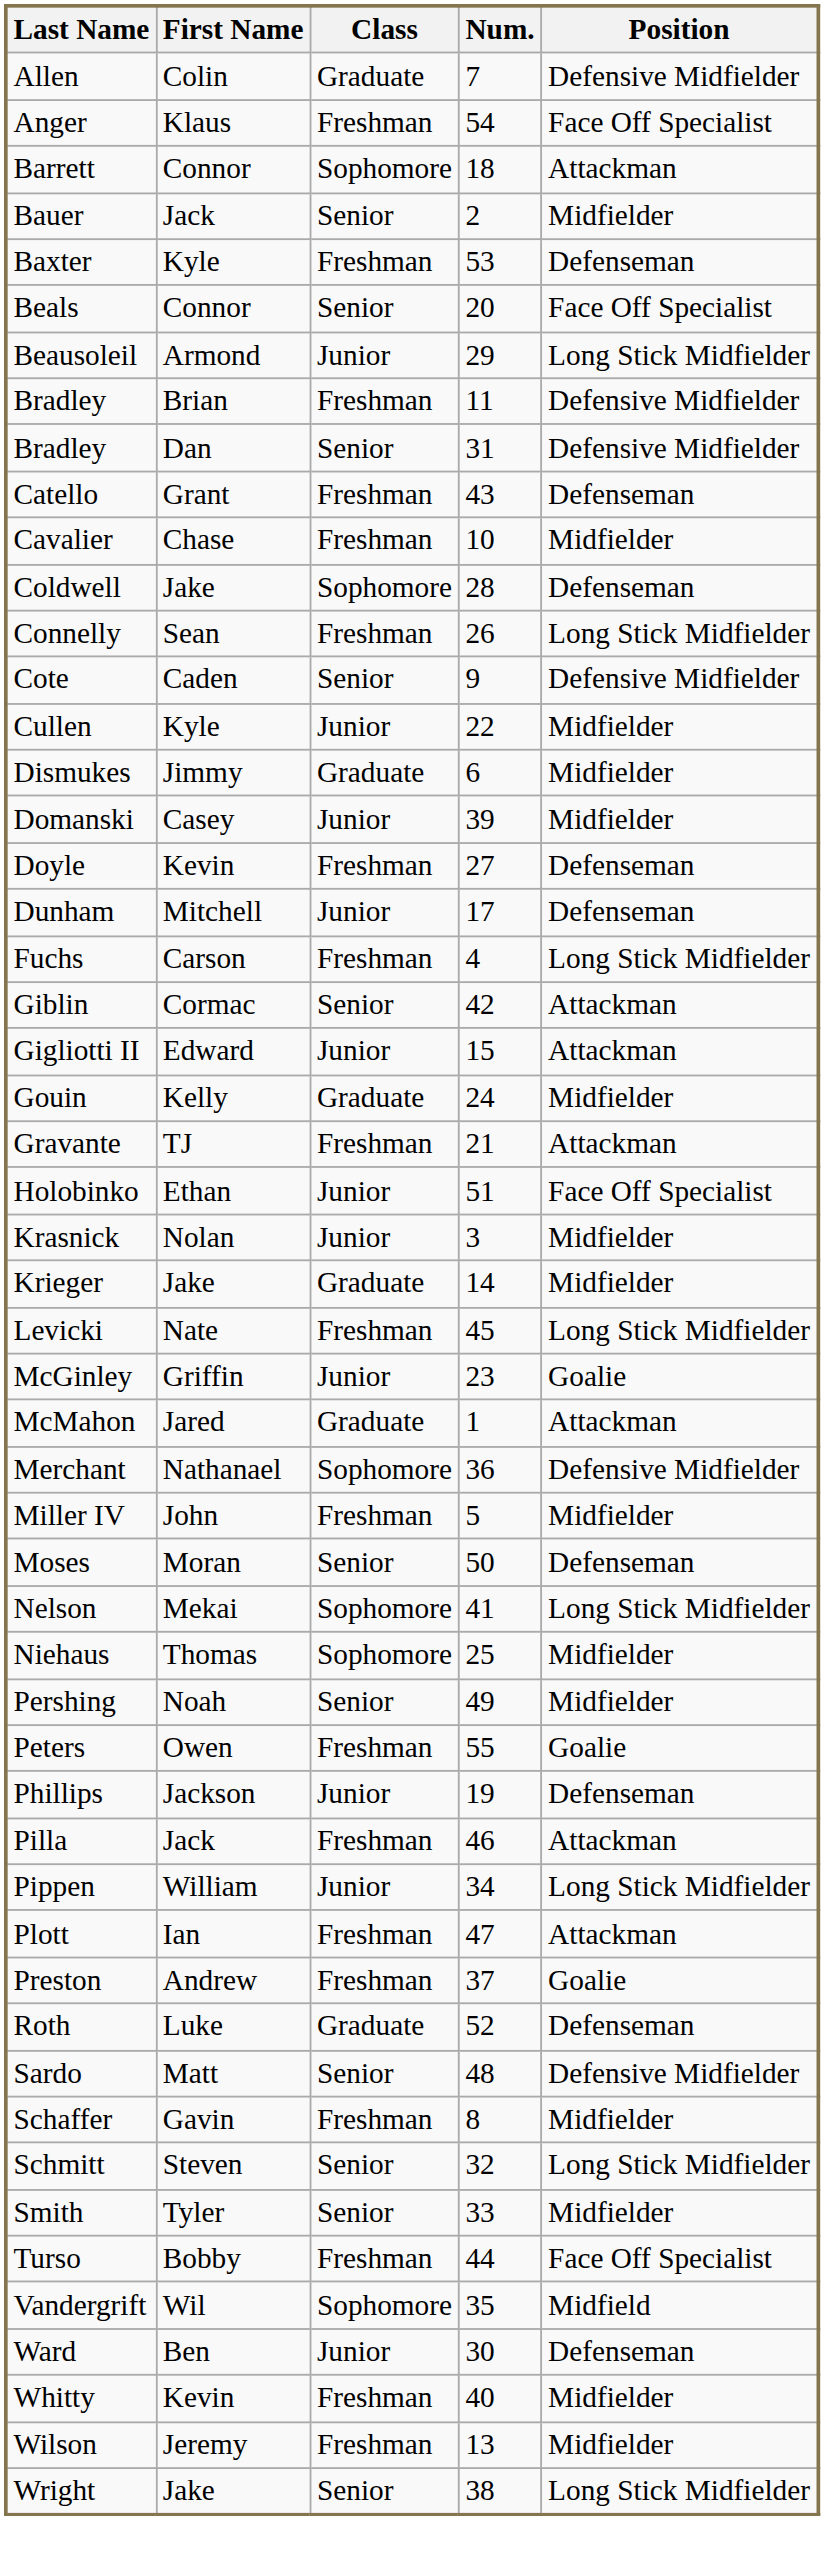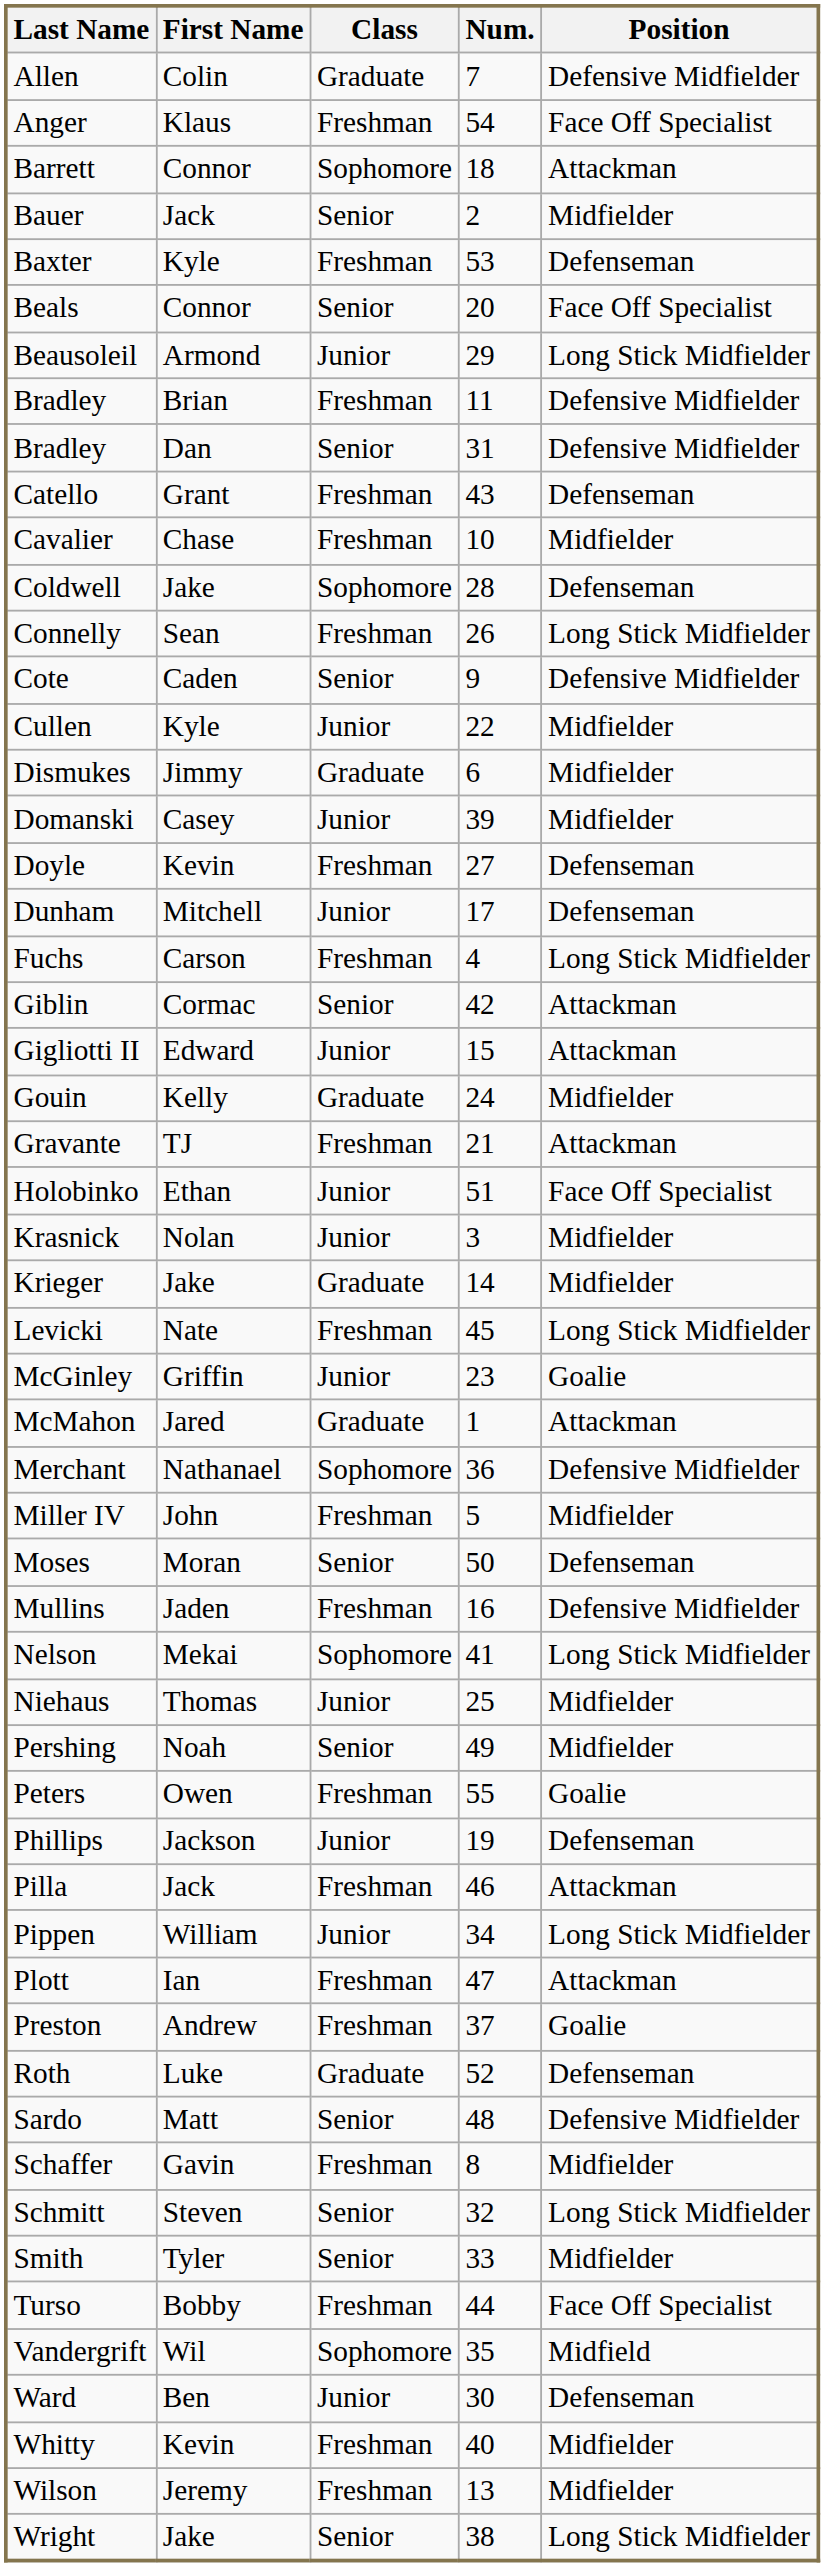+ row: (59, 1608)
(384, 1654) Sophomore -> (354, 1701) Junior
